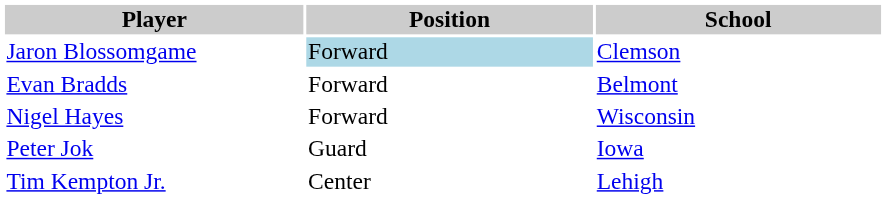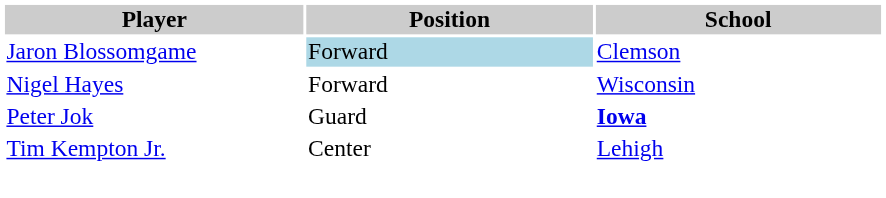- row: (67, 84)
(620, 148) normal -> (622, 116) bold
